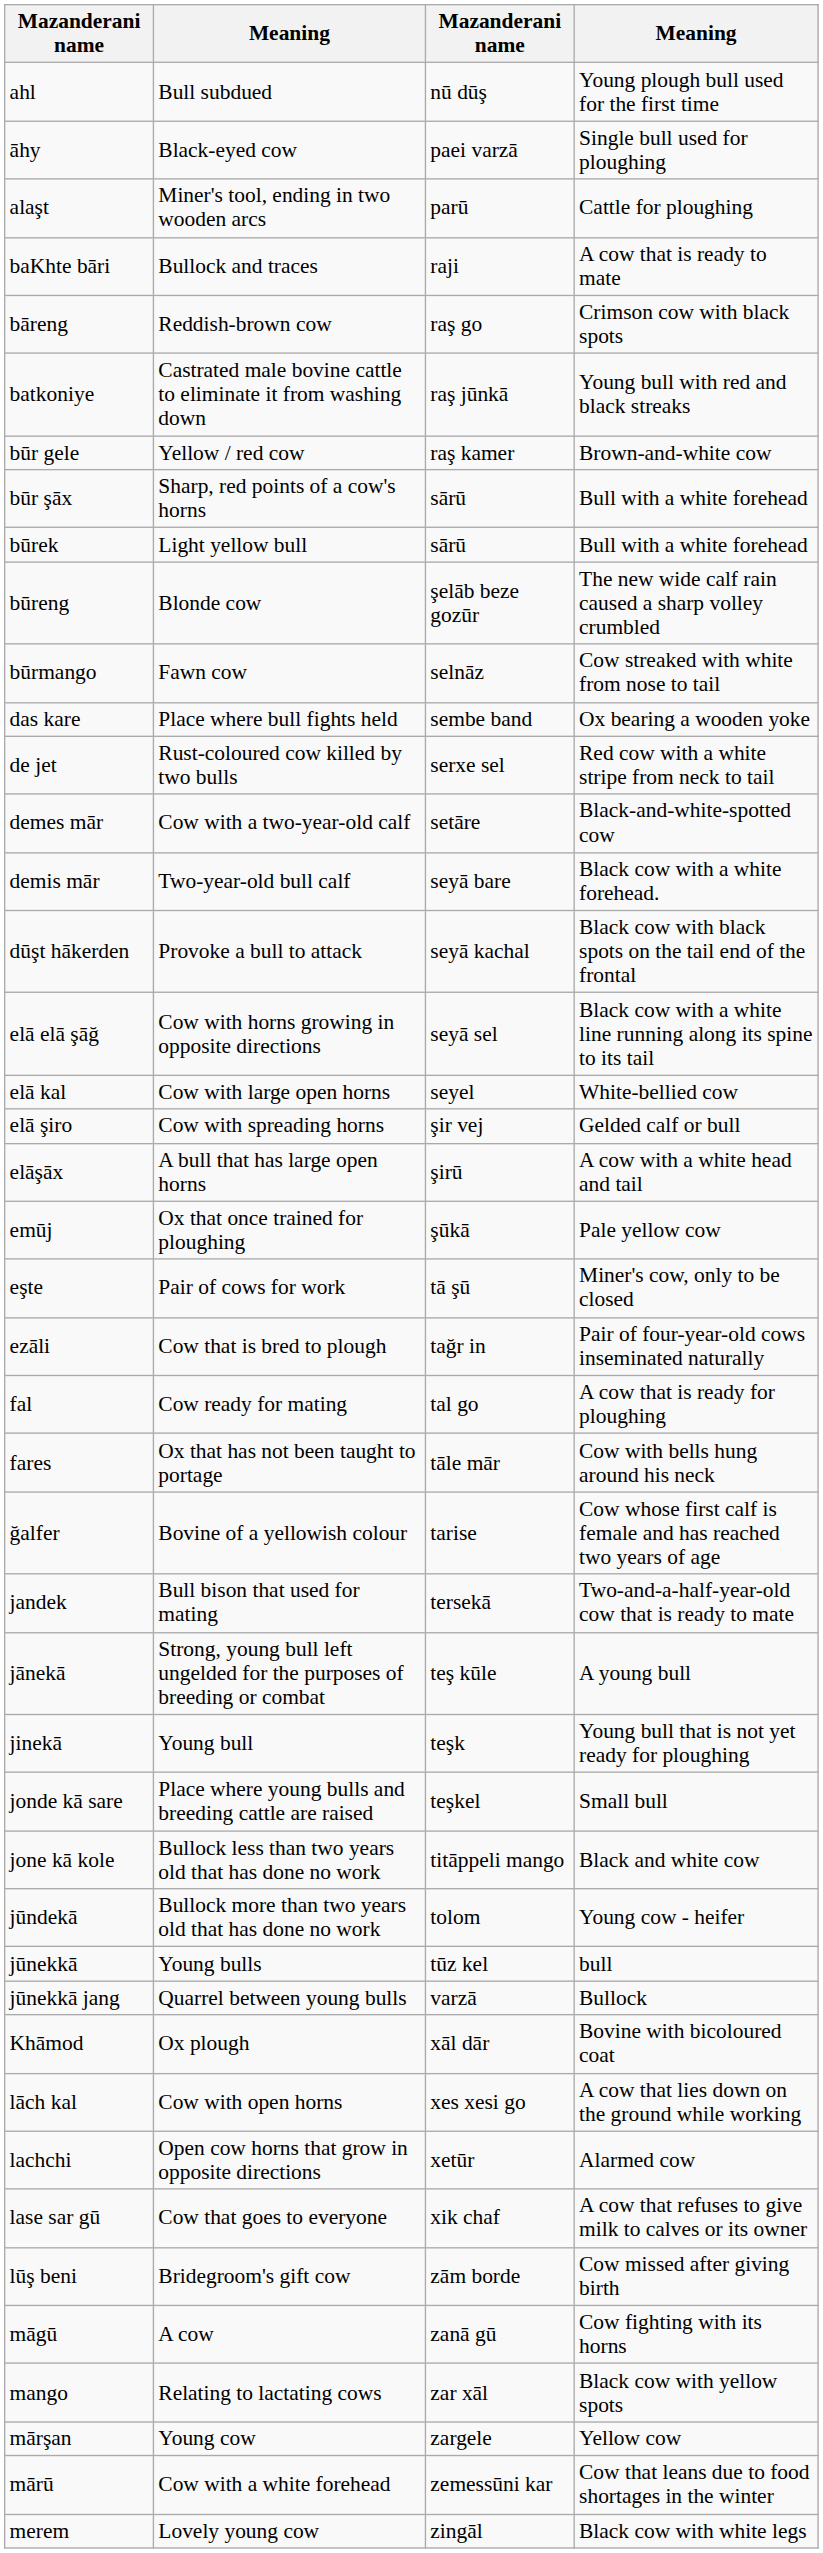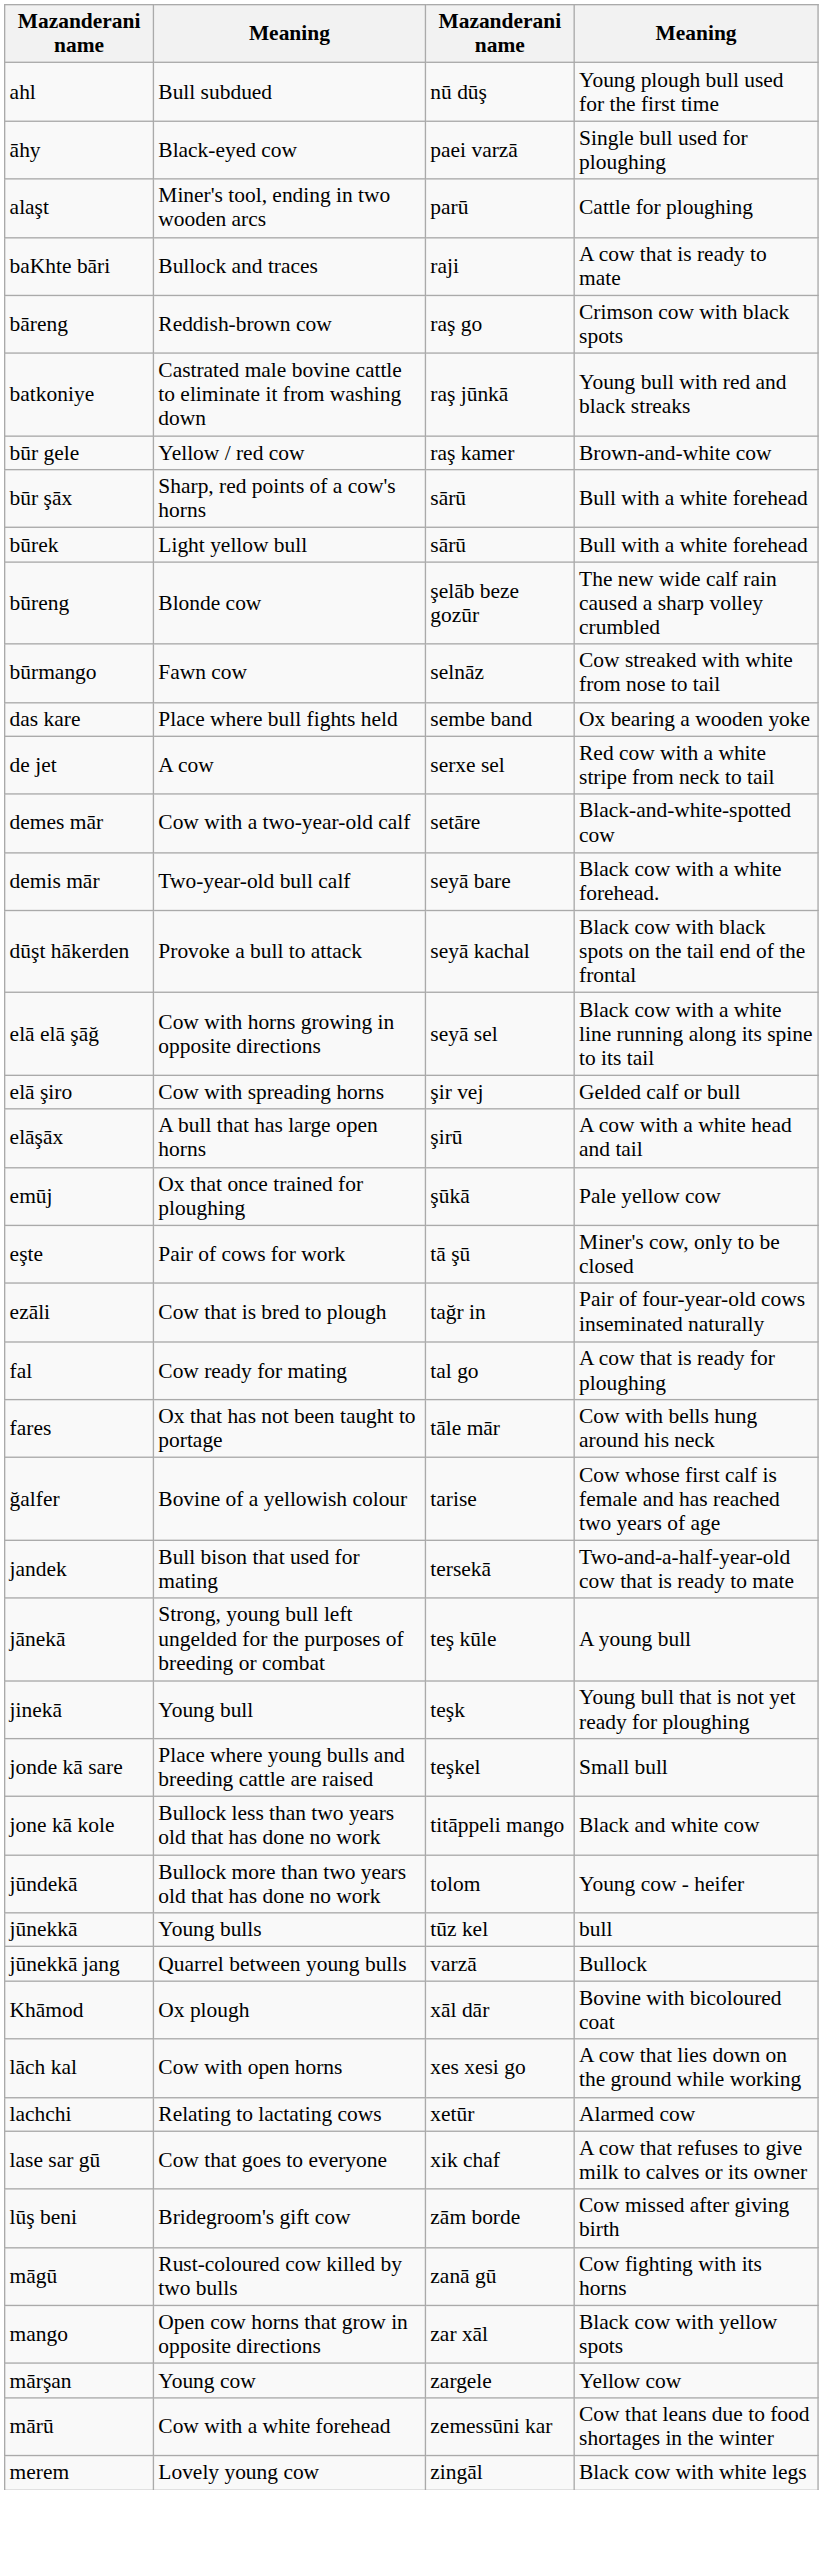(280, 765) Rust-coloured cow killed by two bulls -> (186, 765) A cow
- row: (38, 1091)
(283, 2159) Open cow horns that grow in opposite directions -> (270, 2113) Relating to lactating cows
(186, 2334) A cow -> (280, 2276) Rust-coloured cow killed by two bulls
(270, 2392) Relating to lactating cows -> (283, 2334) Open cow horns that grow in opposite directions
